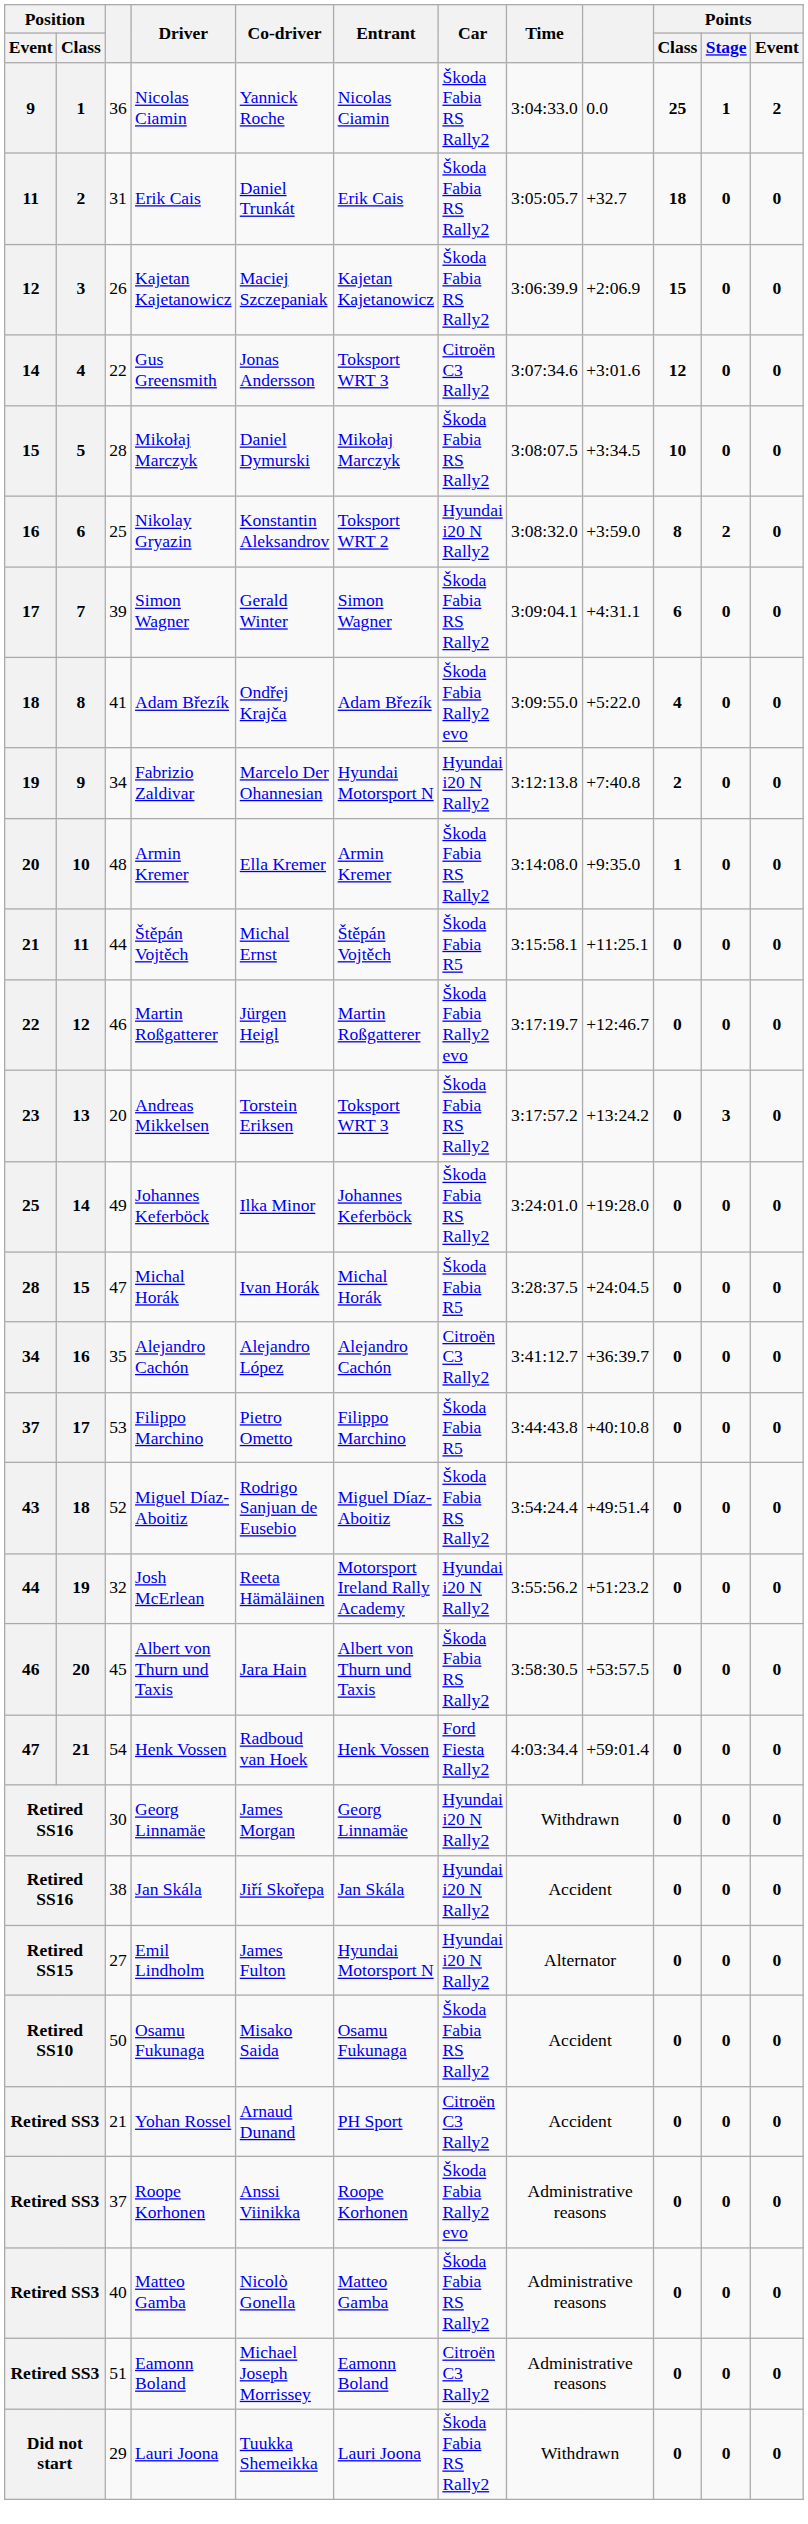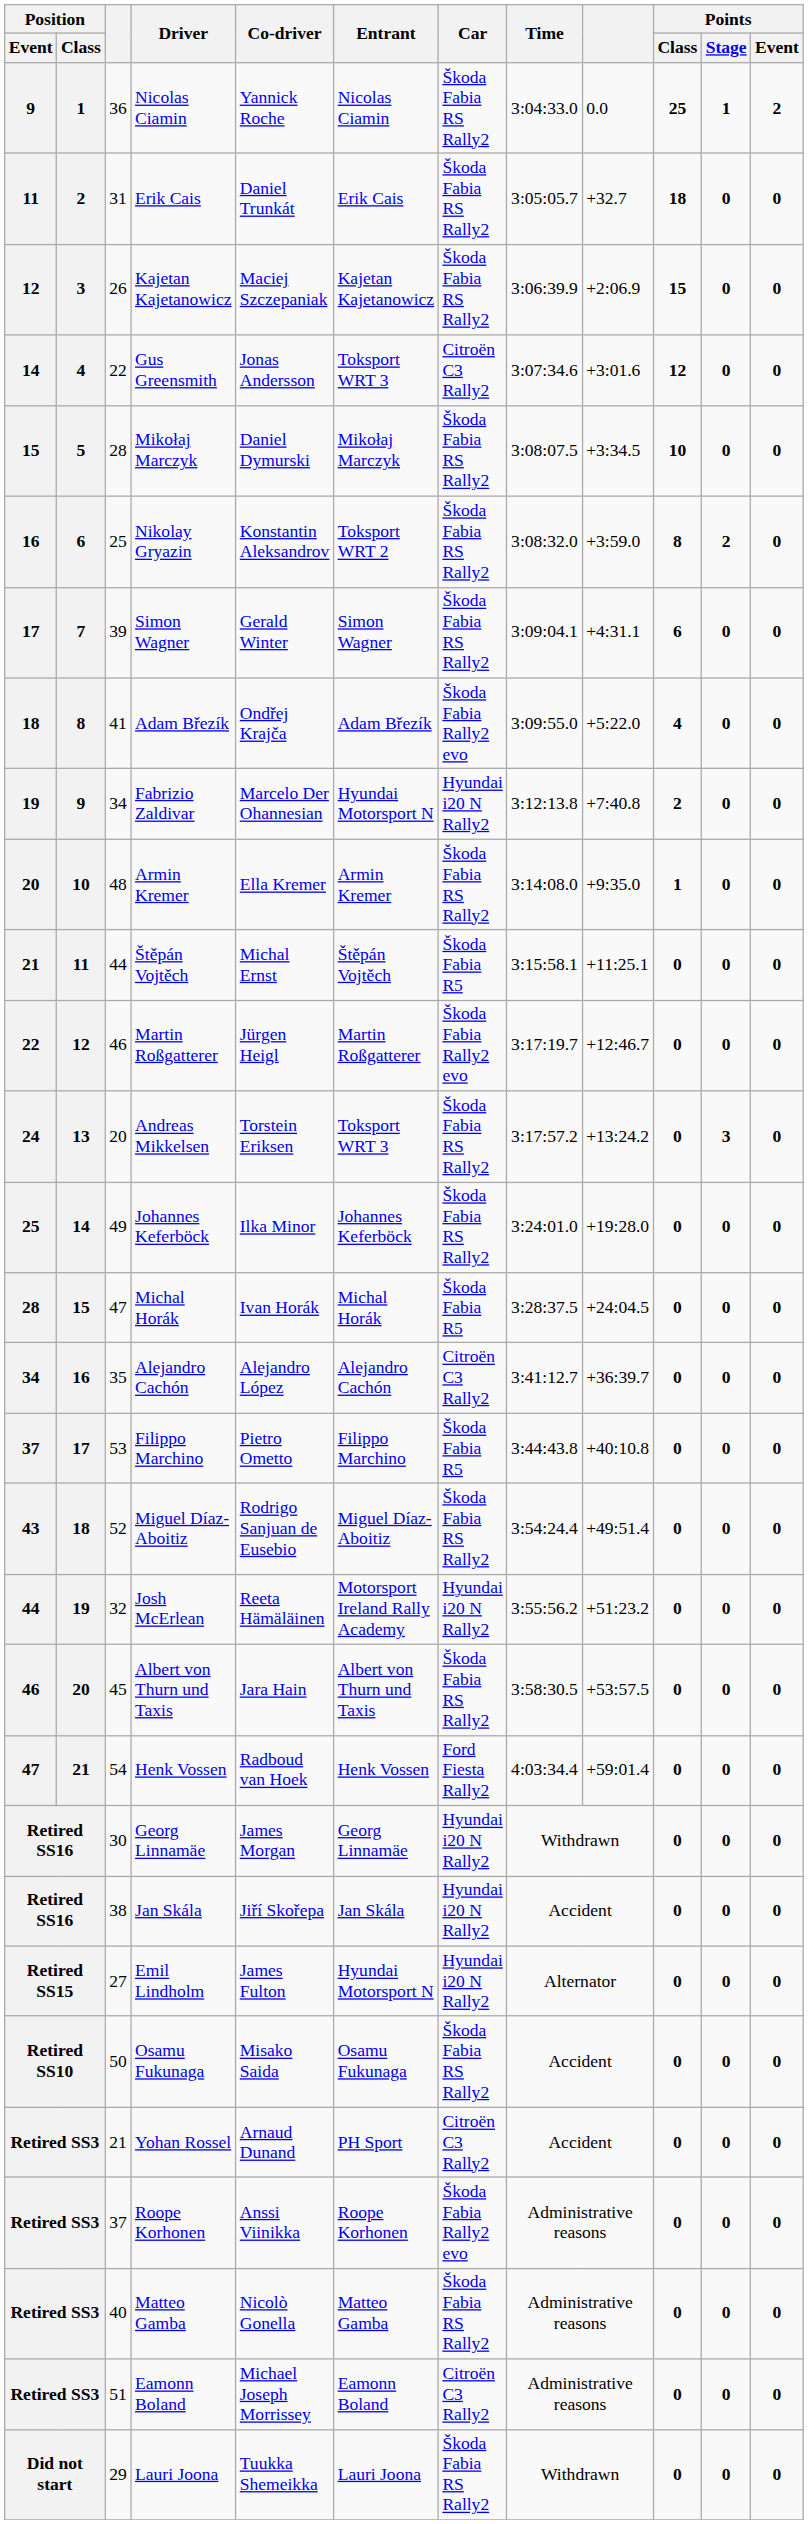(473, 530) Hyundai i20 N Rally2 -> (466, 541) Škoda Fabia RS Rally2
(31, 1115) 23 -> (31, 1135) 24
